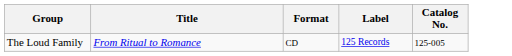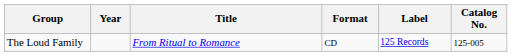+ column: (110, 19)
